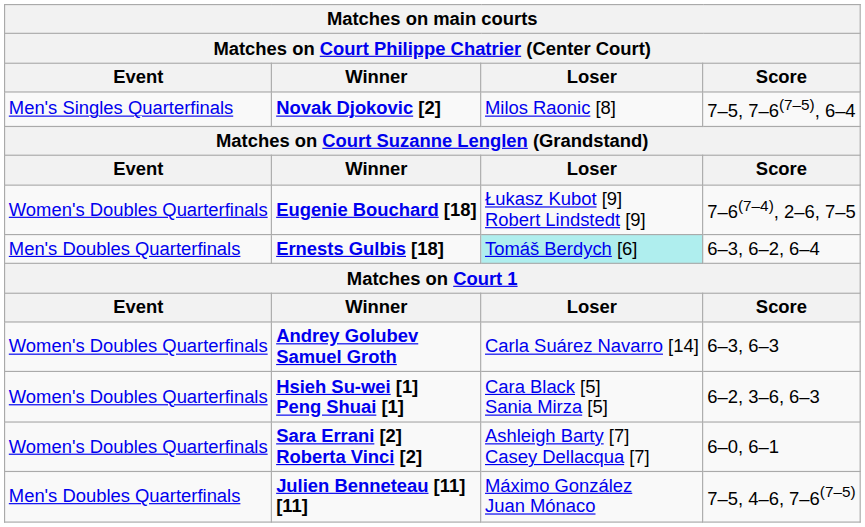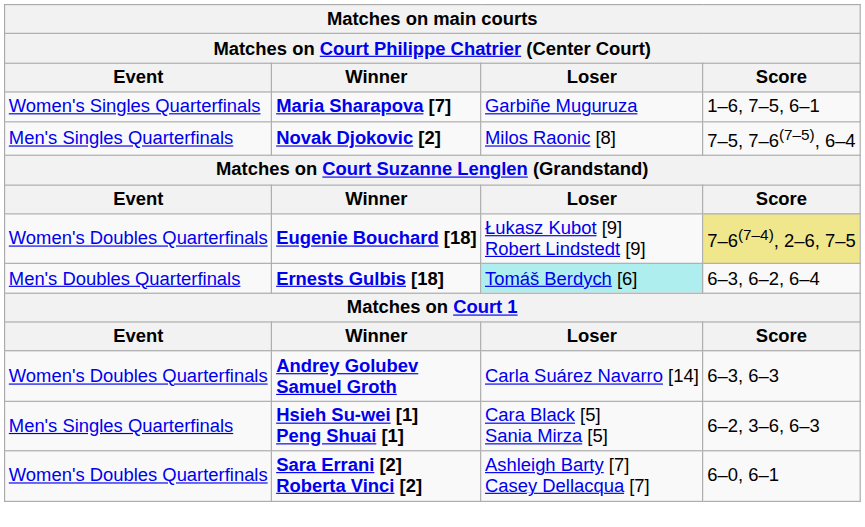+ row: (364, 106)
(781, 209) no background -> (781, 238) khaki background
(138, 396) Women's Doubles Quarterfinals -> (121, 425) Men's Singles Quarterfinals
- row: (371, 496)
